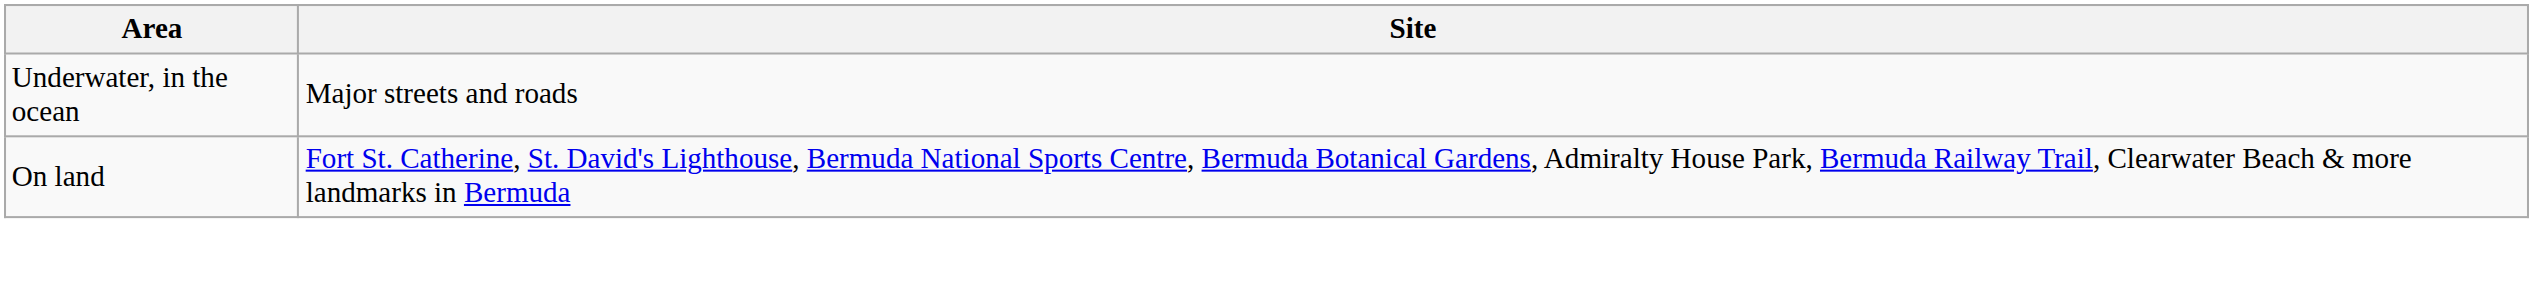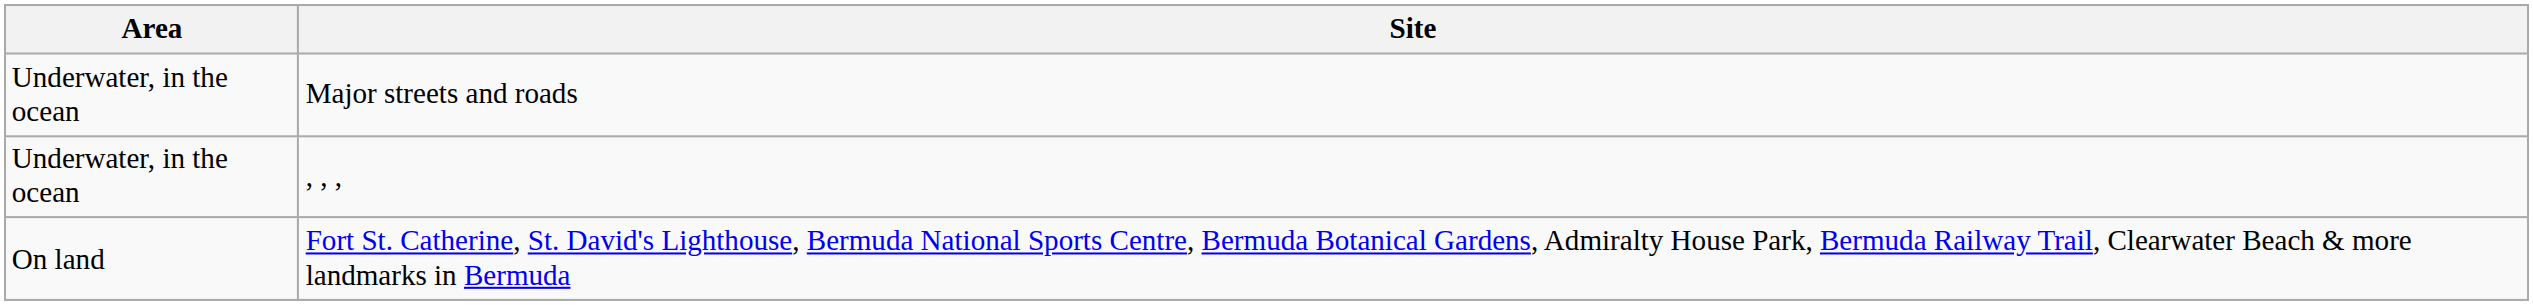+ row: (324, 176)
